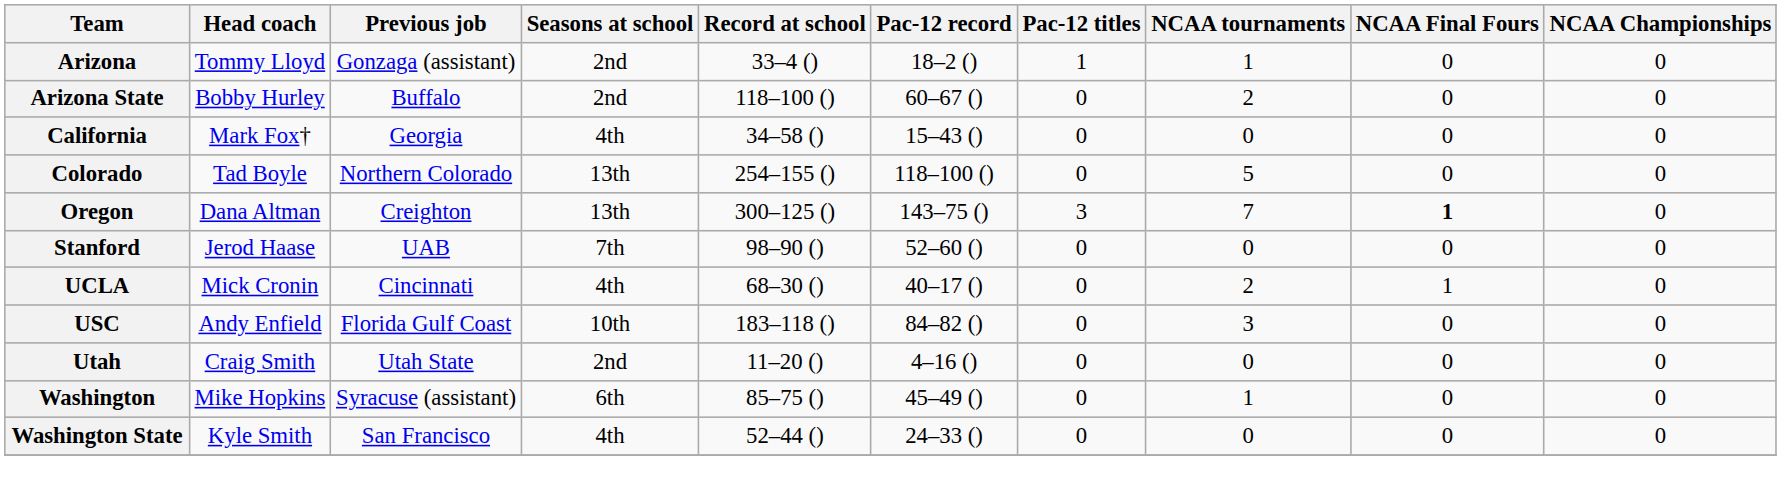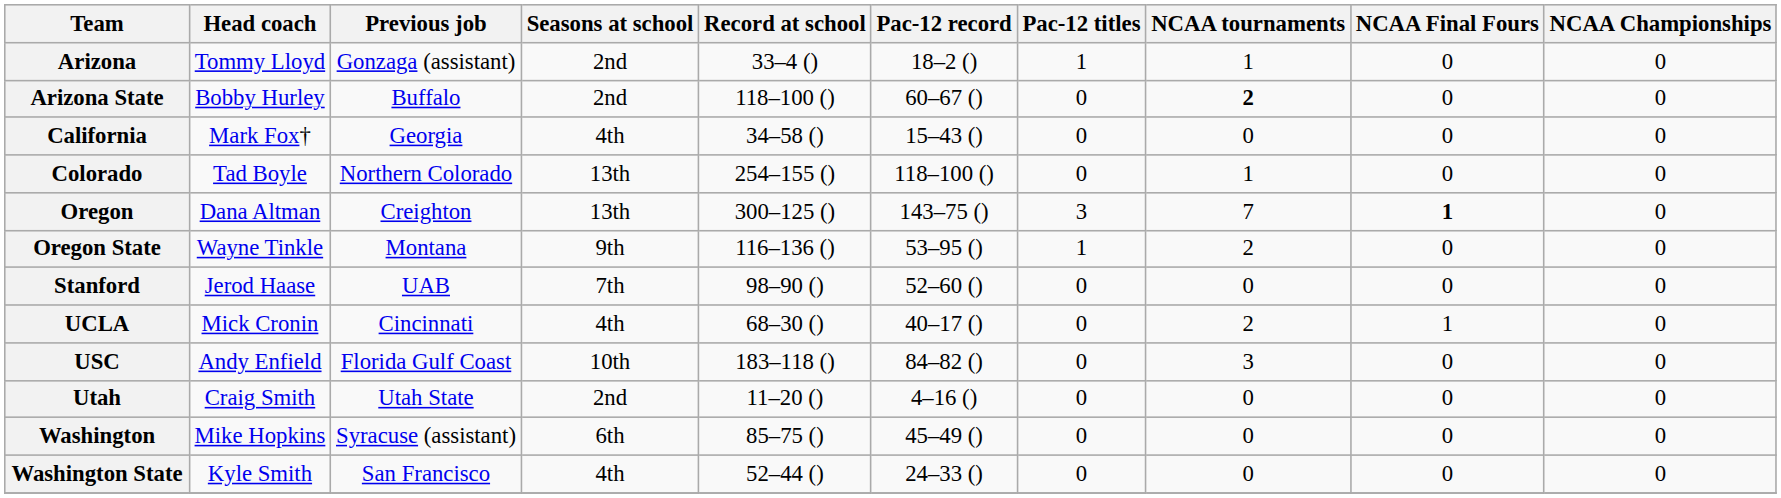(1248, 98) normal -> (1248, 98) bold
(1248, 173) 5 -> (1248, 173) 1
+ row: (97, 248)
(1248, 398) 1 -> (1248, 436) 0
